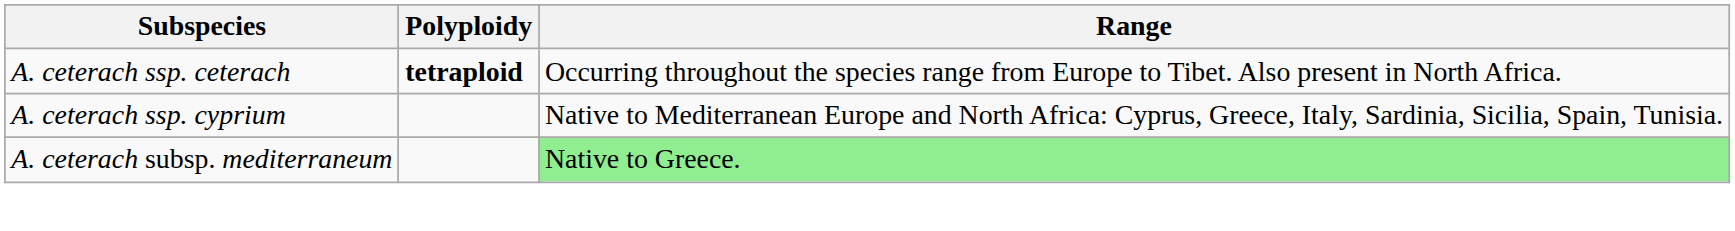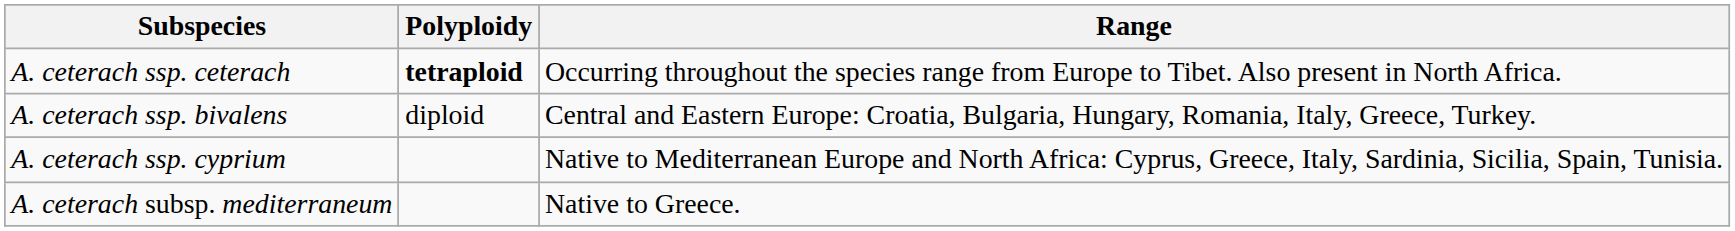+ row: (149, 114)
(643, 159) lightgreen background -> (643, 203) no background
